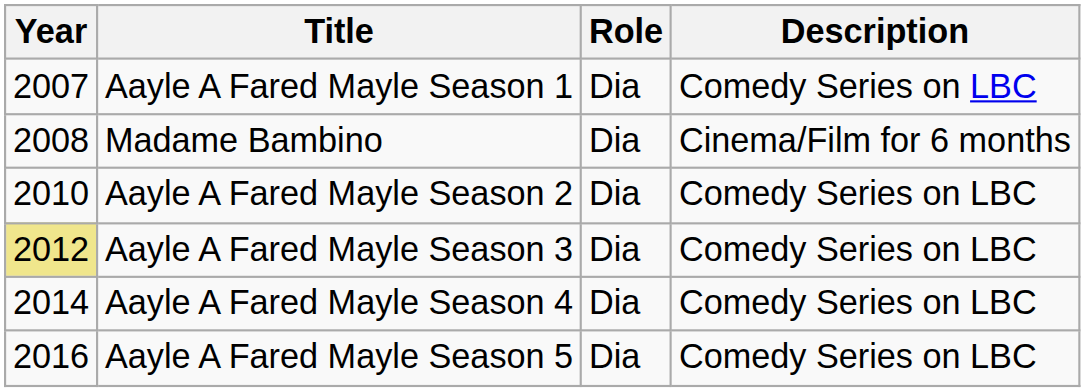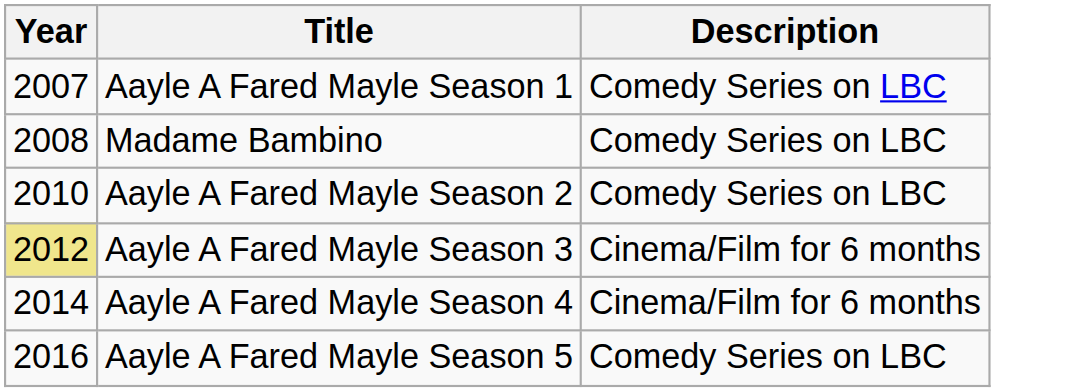- column: (626, 31)
(875, 140) Cinema/Film for 6 months -> (768, 140) Comedy Series on LBC
(858, 248) Comedy Series on LBC -> (785, 248) Cinema/Film for 6 months
(858, 303) Comedy Series on LBC -> (785, 303) Cinema/Film for 6 months
